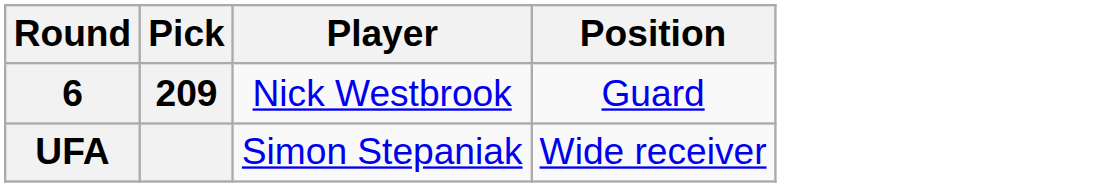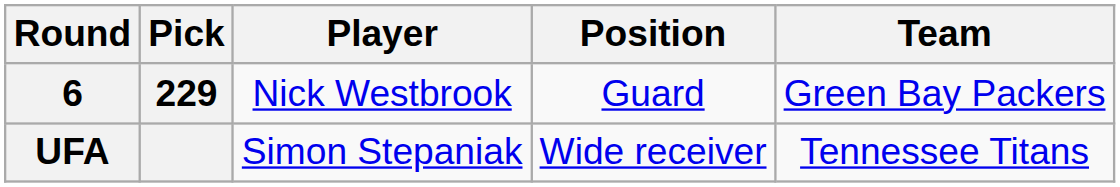+ column: (945, 33)
(187, 92) 209 -> (187, 92) 229
